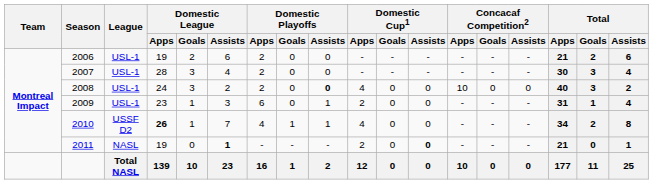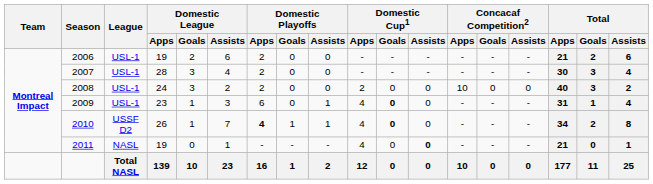(328, 88) bold -> (328, 88) normal
(362, 88) 4 -> (362, 88) 2
(362, 103) 2 -> (362, 103) 4
(392, 103) normal -> (392, 103) bold
(162, 124) bold -> (162, 124) normal
(262, 124) normal -> (262, 124) bold
(392, 124) normal -> (392, 124) bold
(228, 145) bold -> (228, 145) normal
(362, 145) 2 -> (362, 145) 4
